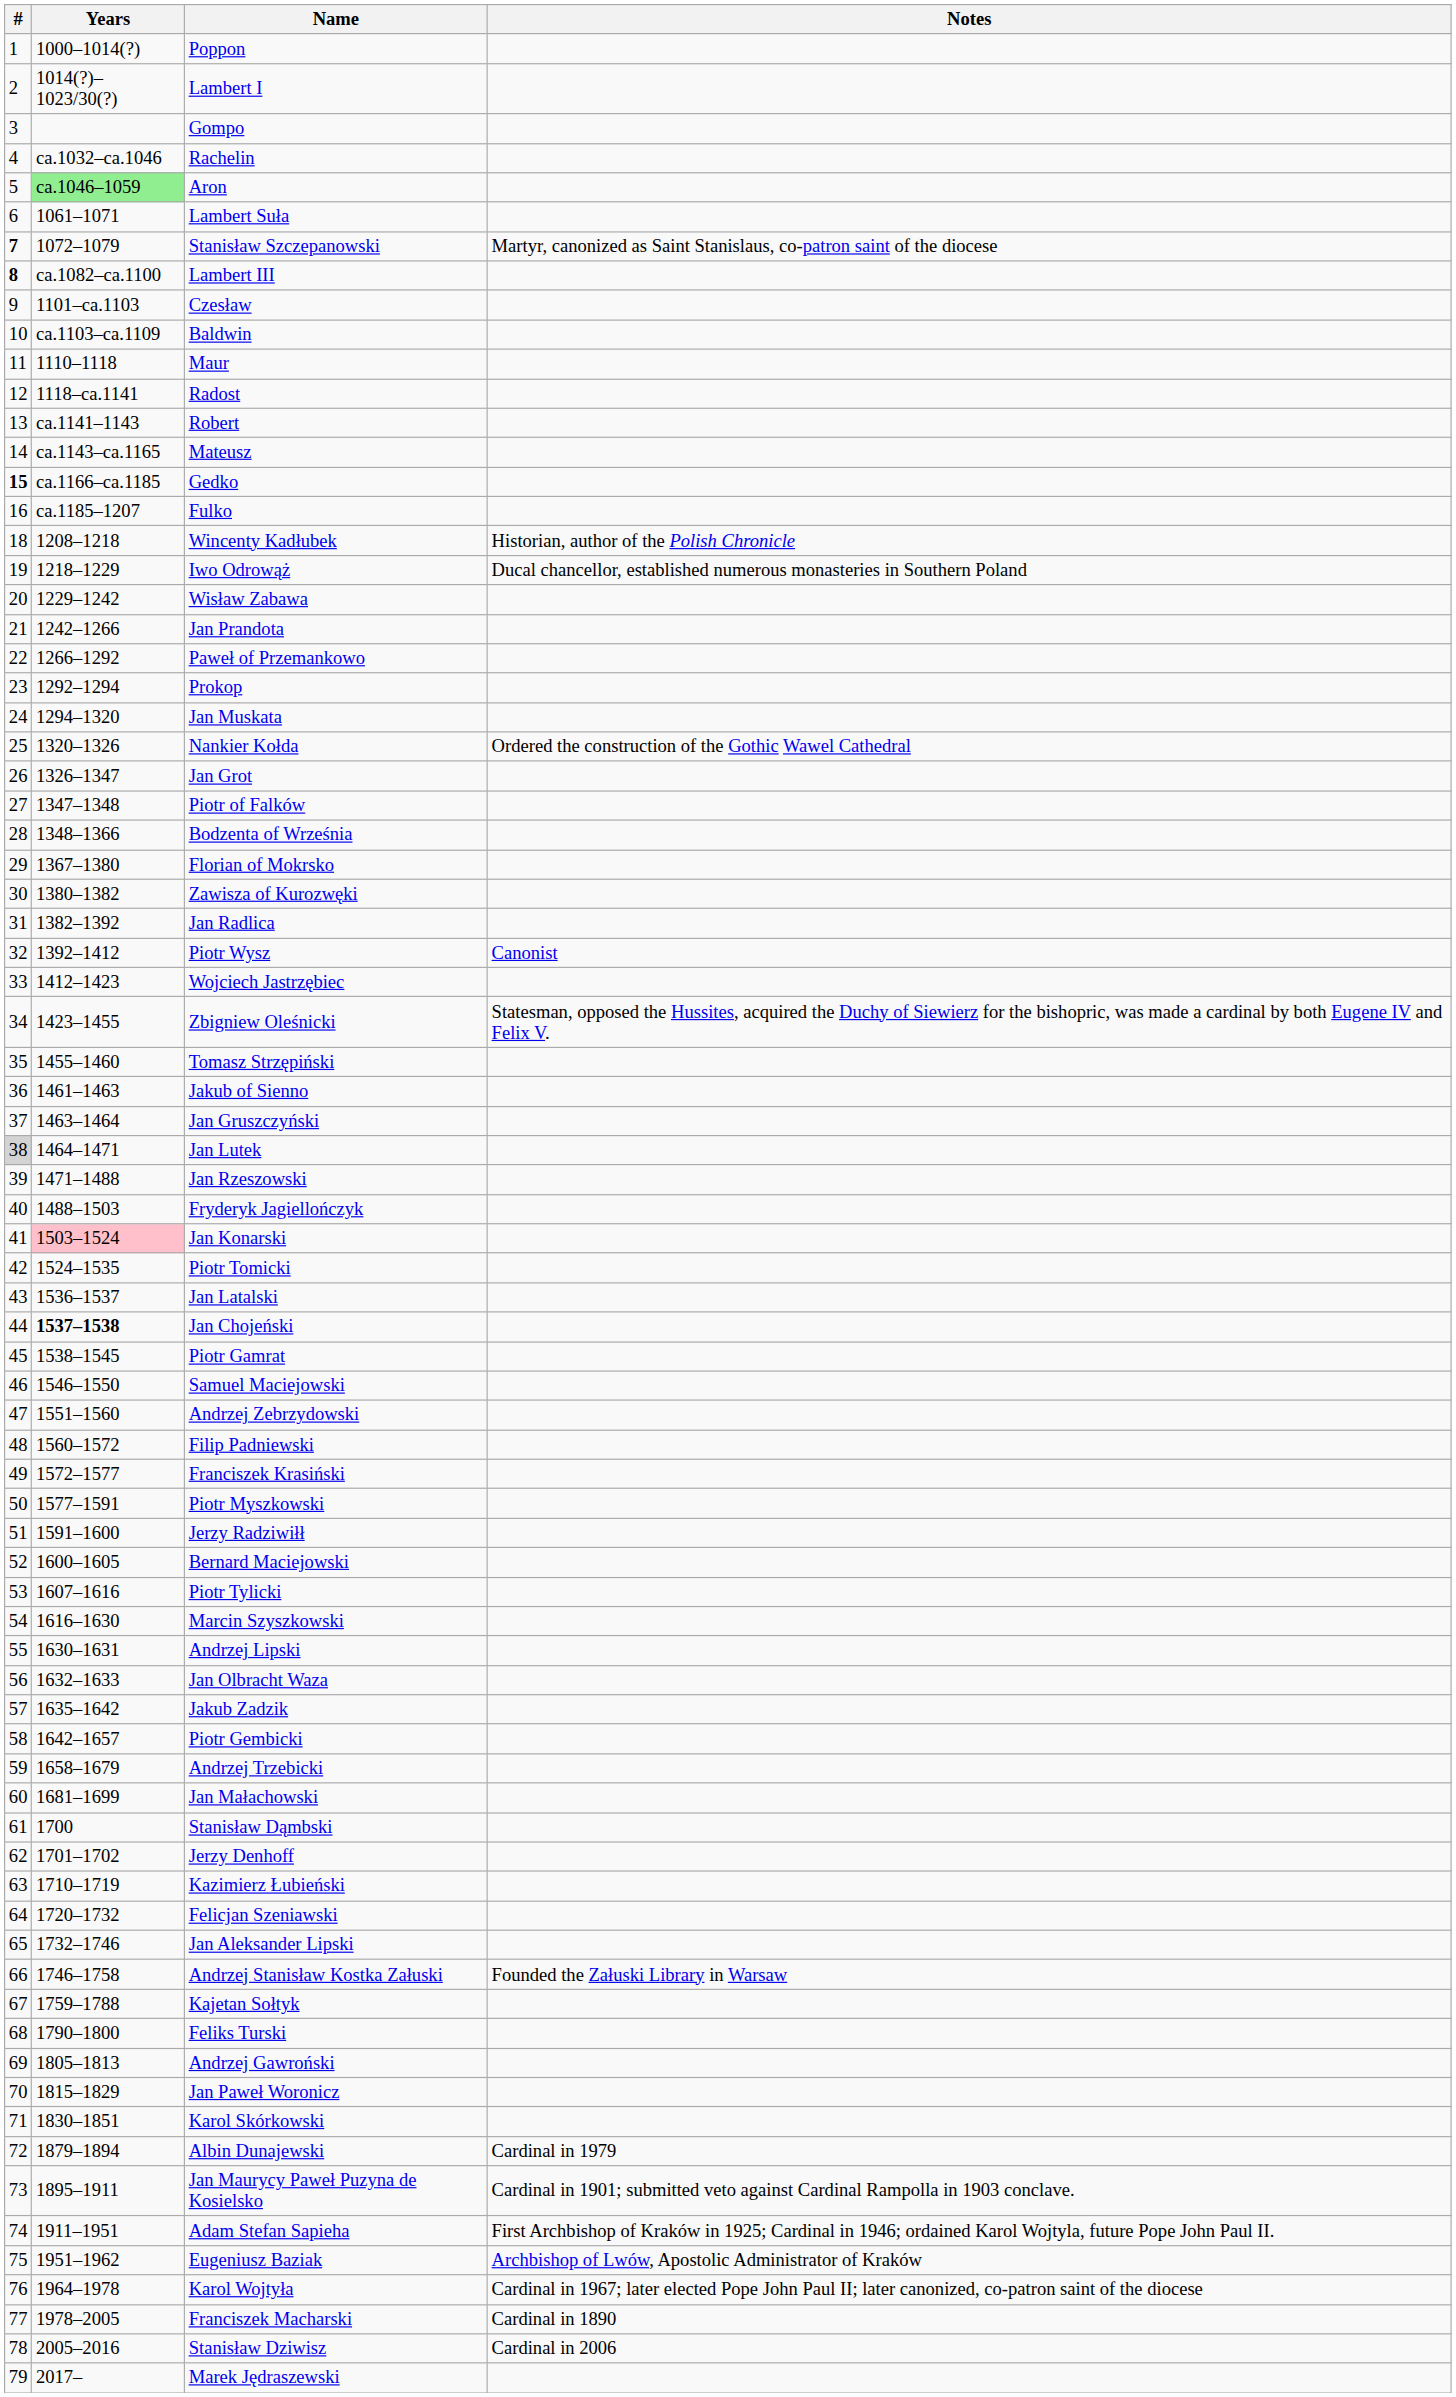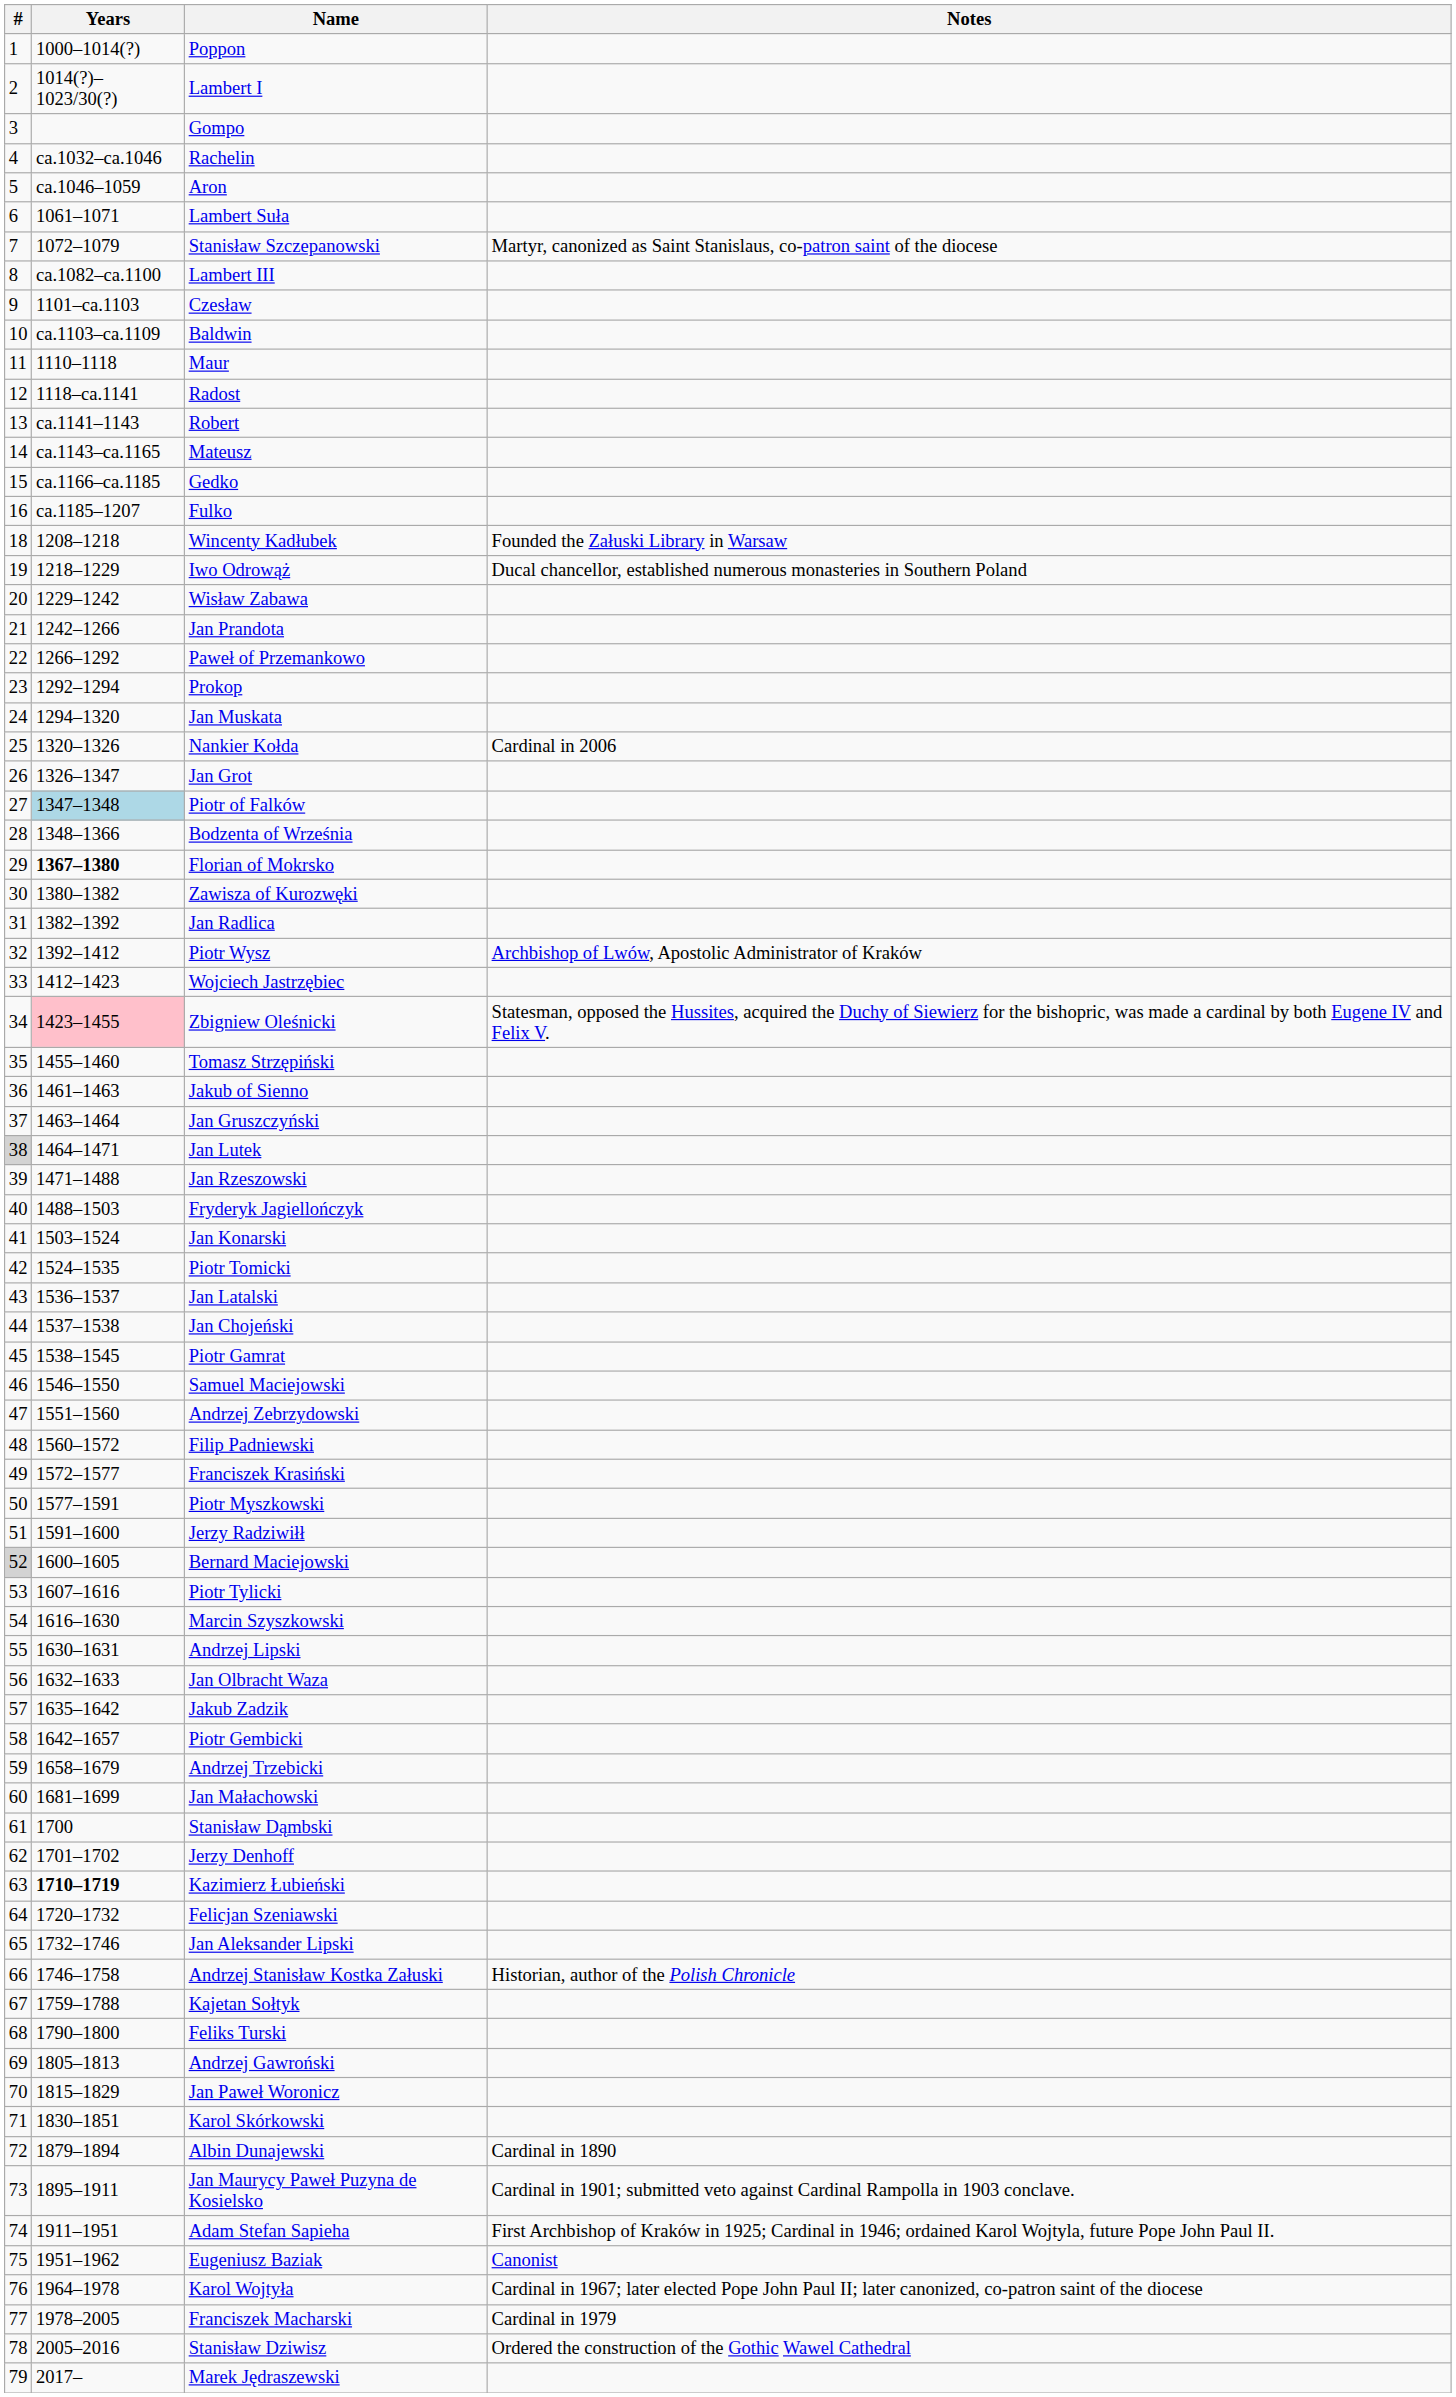(88, 187) lightgreen background -> (88, 187) no background
(13, 246) bold -> (13, 246) normal
(13, 275) bold -> (13, 275) normal
(18, 481) bold -> (18, 481) normal
(643, 540) Historian, author of the Polish Chronicle -> (639, 540) Founded the Załuski Library in Warsaw
(701, 746) Ordered the construction of the Gothic Wawel Cathedral -> (554, 746) Cardinal in 2006
(78, 805) no background -> (78, 805) lightblue background
(78, 864) normal -> (78, 864) bold
(525, 952) Canonist -> (707, 952) Archbishop of Lwów, Apostolic Administrator of Kraków
(78, 1021) no background -> (78, 1021) pink background
(78, 1238) pink background -> (78, 1238) no background
(78, 1326) bold -> (78, 1326) normal
(18, 1562) no background -> (18, 1562) lightgrey background
(78, 1885) normal -> (78, 1885) bold
(639, 1974) Founded the Załuski Library in Warsaw -> (643, 1974) Historian, author of the Polish Chronicle
(554, 2150) Cardinal in 1979 -> (554, 2150) Cardinal in 1890
(707, 2260) Archbishop of Lwów, Apostolic Administrator of Kraków -> (525, 2260) Canonist
(554, 2318) Cardinal in 1890 -> (554, 2318) Cardinal in 1979
(554, 2348) Cardinal in 2006 -> (701, 2348) Ordered the construction of the Gothic Wawel Cathedral
